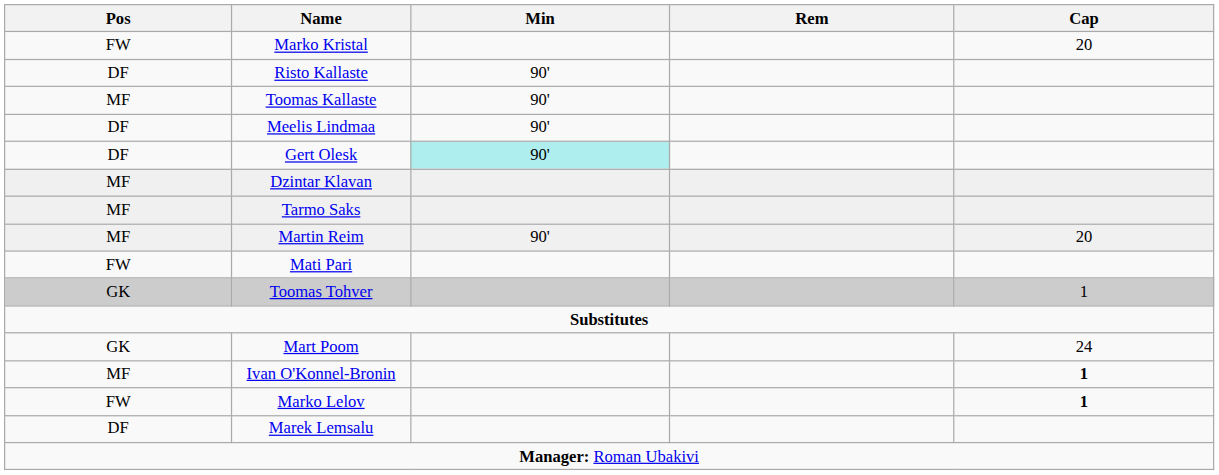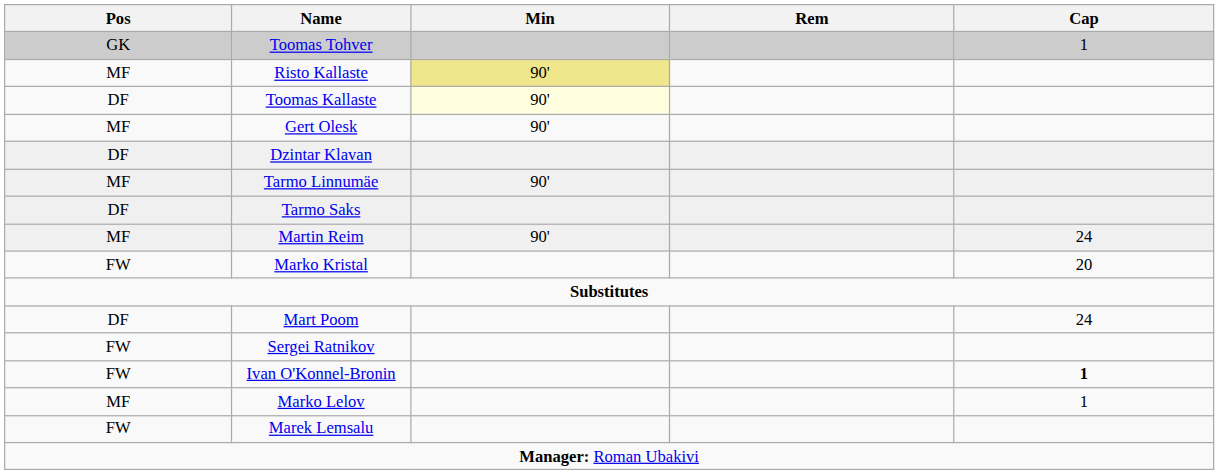rows swapped: (321, 291) <-> (321, 45)
(118, 72) DF -> (118, 72) MF
(540, 72) no background -> (540, 72) khaki background
(118, 99) MF -> (118, 99) DF
(540, 99) no background -> (540, 99) lightyellow background
- row: (321, 127)
(118, 154) DF -> (118, 127) MF
(540, 154) paleturquoise background -> (540, 127) no background
(118, 182) MF -> (118, 154) DF
+ row: (321, 182)
(118, 209) MF -> (118, 209) DF
(1084, 236) 20 -> (1084, 236) 24
- row: (321, 264)
(118, 346) GK -> (118, 318) DF
+ row: (321, 346)
(118, 373) MF -> (118, 373) FW
(118, 401) FW -> (118, 401) MF
(1084, 401) bold -> (1084, 401) normal
(118, 428) DF -> (118, 428) FW
